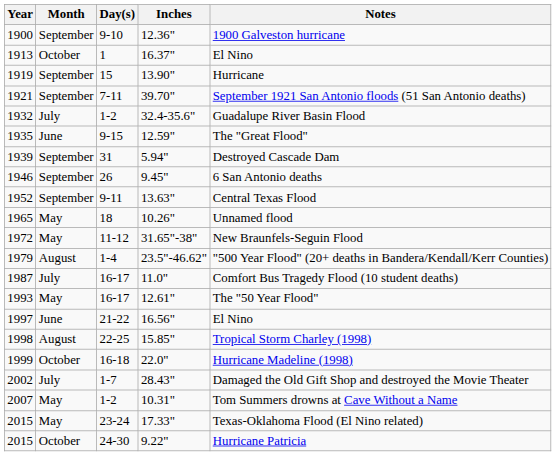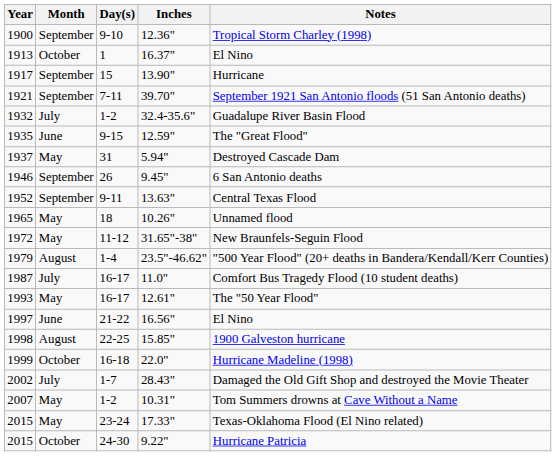(279, 34) 1900 Galveston hurricane -> (292, 34) Tropical Storm Charley (1998)
(20, 75) 1919 -> (20, 75) 1917
(20, 156) 1939 -> (20, 156) 1937
(66, 156) September -> (51, 156) May
(292, 339) Tropical Storm Charley (1998) -> (279, 339) 1900 Galveston hurricane
